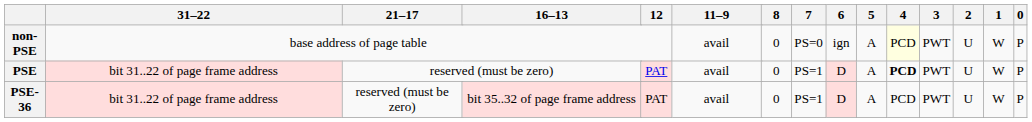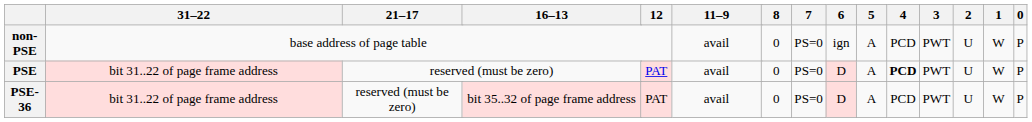(903, 43) lightyellow background -> (903, 43) no background
(809, 71) PS=1 -> (809, 71) PS=0
(809, 99) PS=1 -> (809, 99) PS=0
